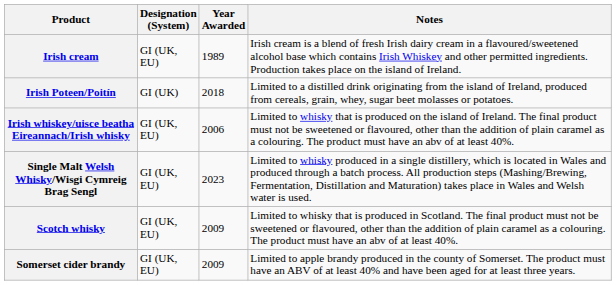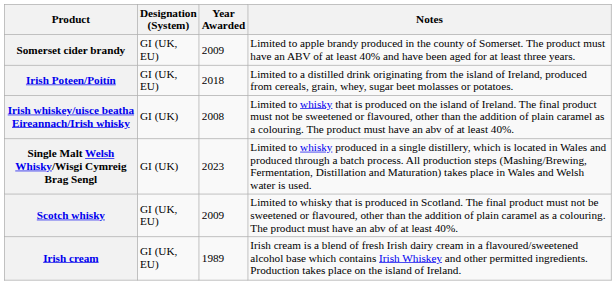rows swapped: (71, 56) <-> (71, 264)
(159, 93) GI (UK) -> (159, 80) GI (UK, EU)
(159, 129) GI (UK, EU) -> (159, 117) GI (UK)
(213, 129) 2006 -> (213, 117) 2008
(159, 178) GI (UK, EU) -> (159, 166) GI (UK)
